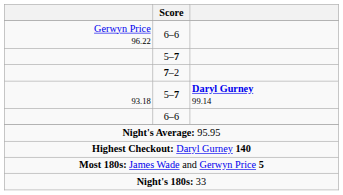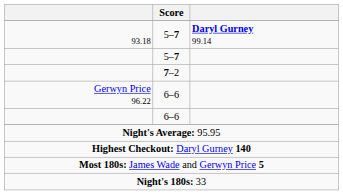rows swapped: (122, 34) <-> (141, 101)
